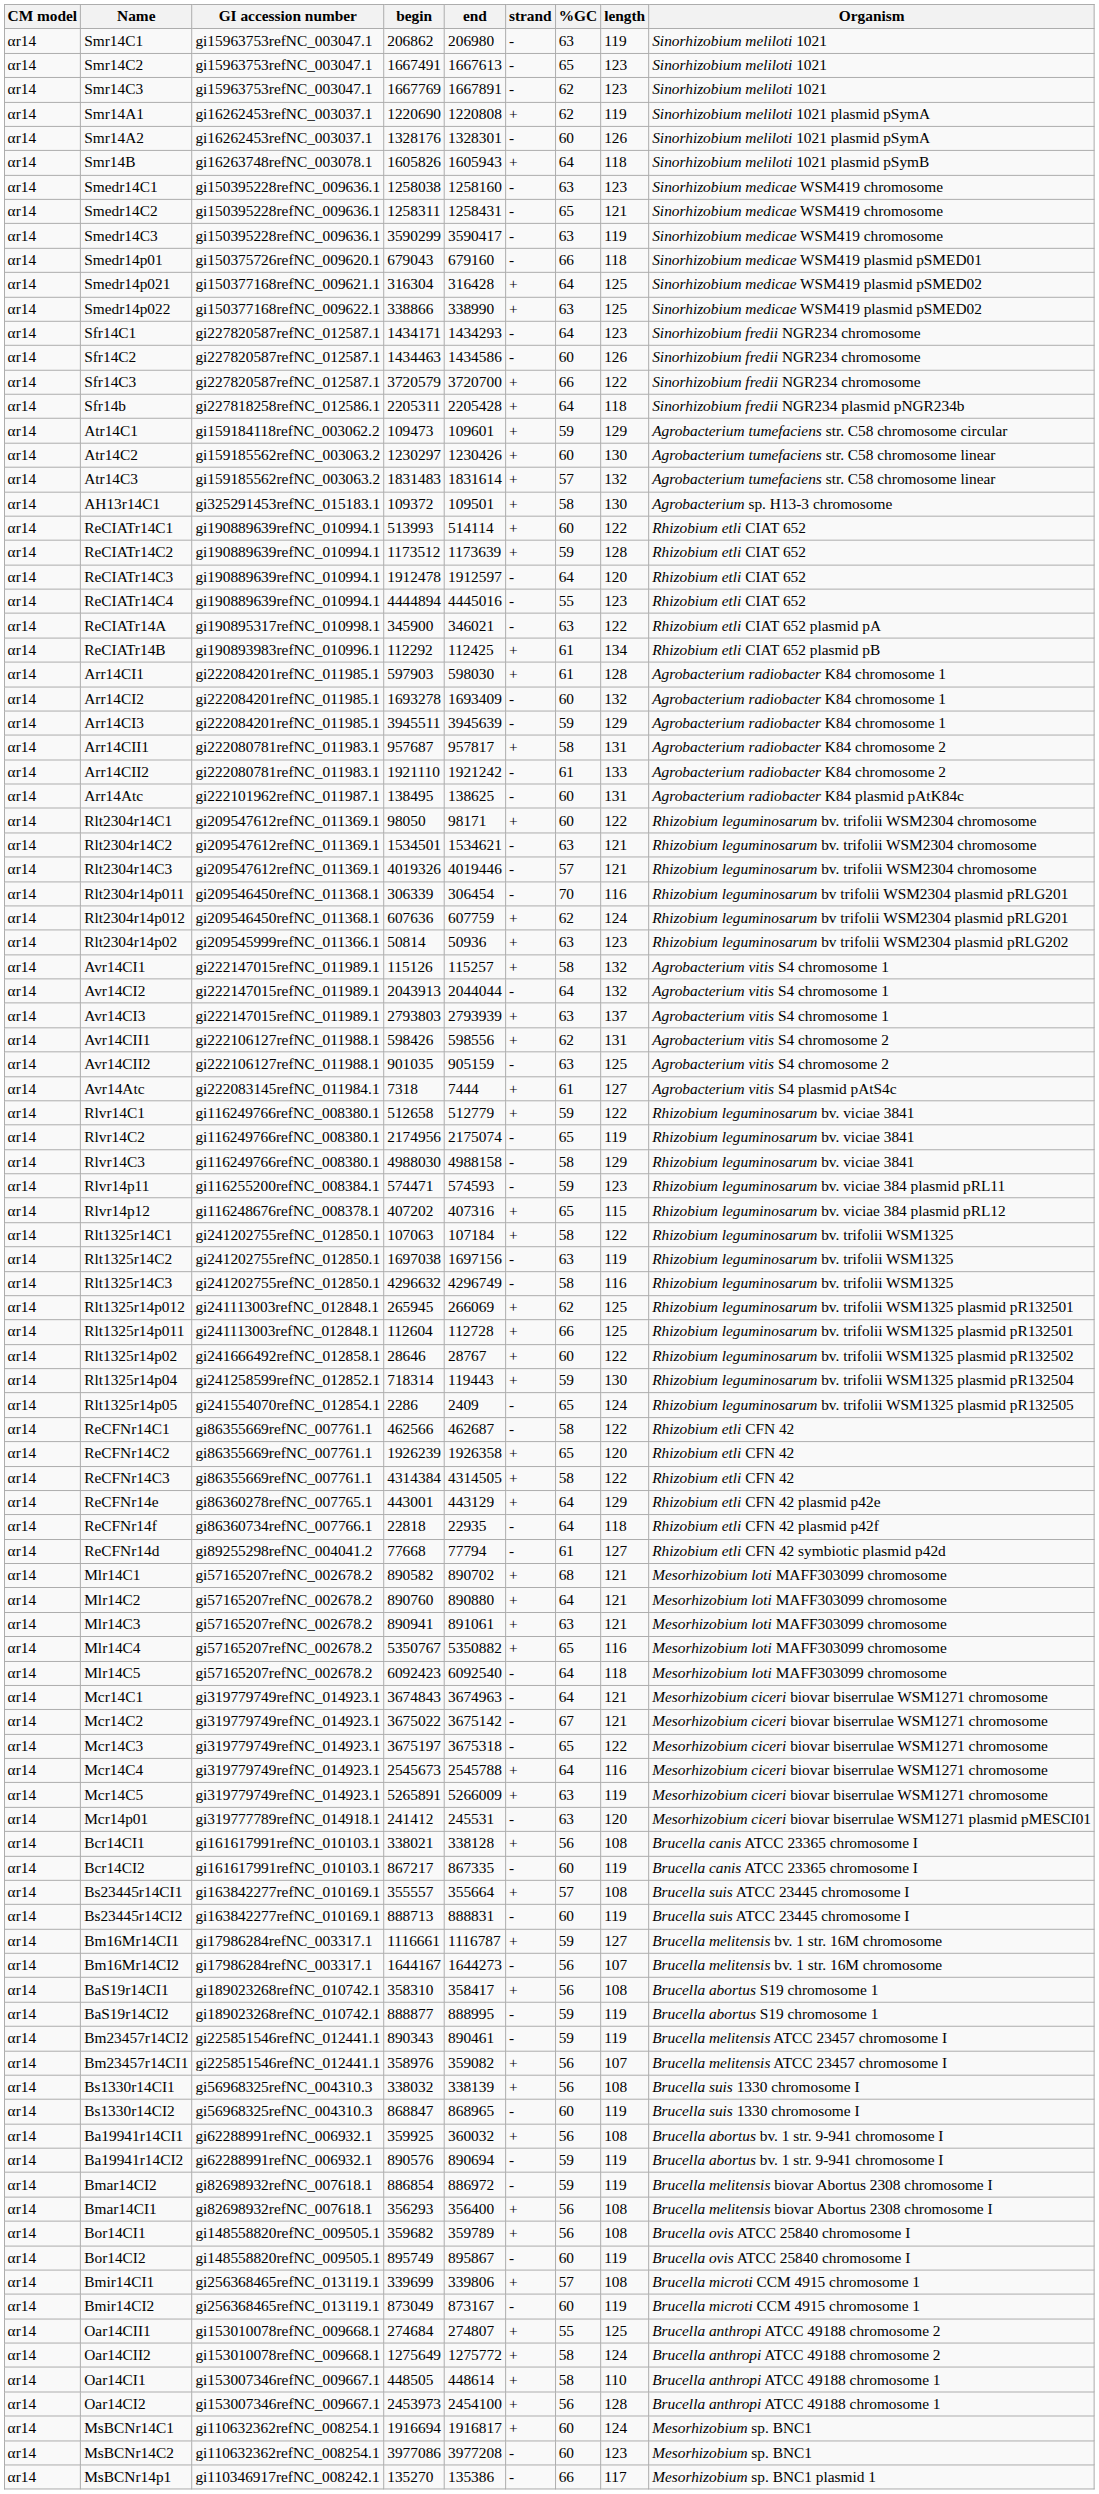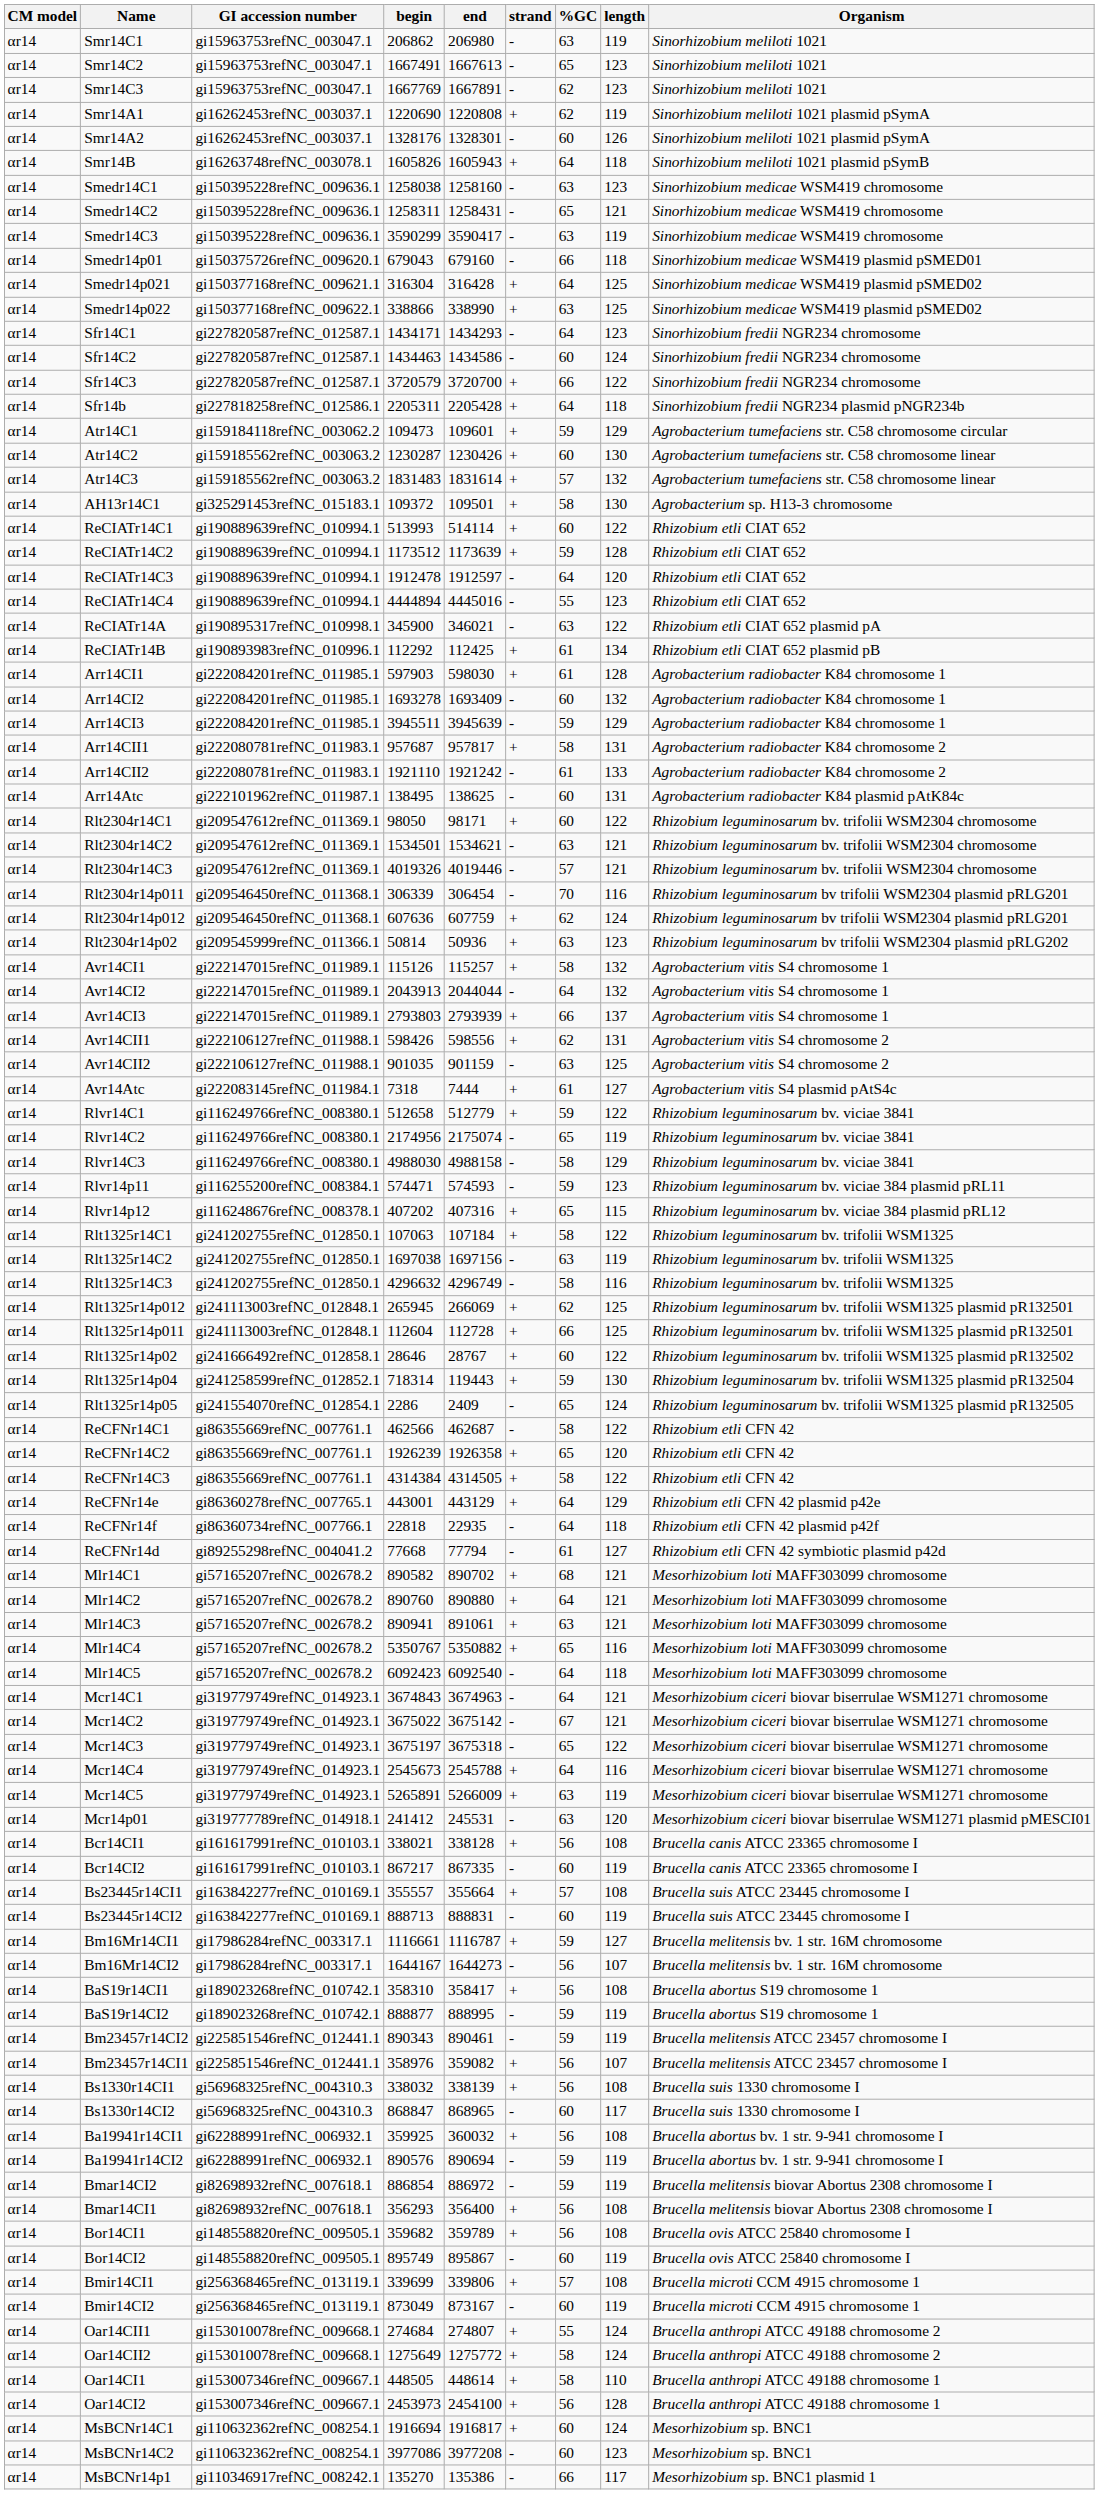(616, 357) 126 -> (616, 357) 124
(414, 455) 1230297 -> (414, 455) 1230287
(566, 1015) 63 -> (566, 1015) 66
(471, 1064) 905159 -> (471, 1064) 901159
(615, 2111) 119 -> (615, 2111) 117
(616, 2330) 125 -> (616, 2330) 124
